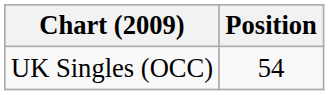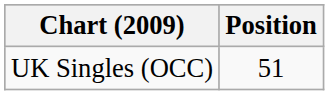(271, 67) 54 -> (271, 67) 51
